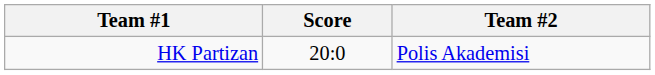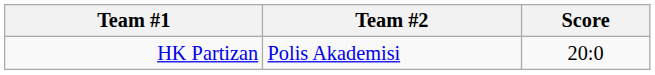columns swapped: (327, 20) <-> (521, 20)
